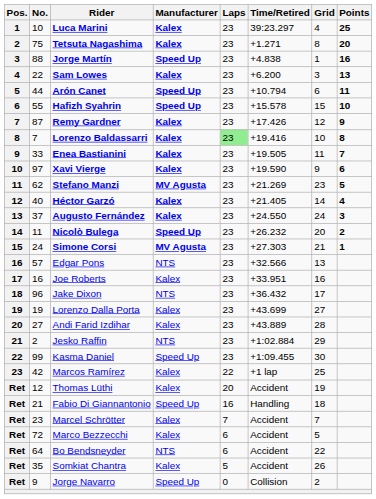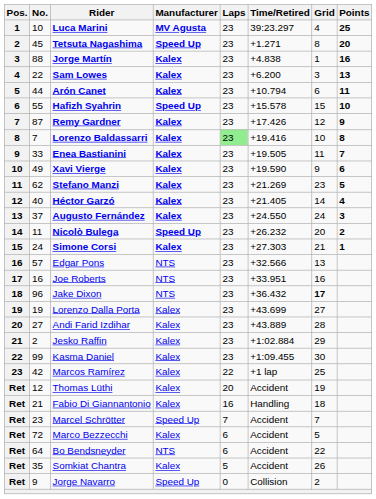(169, 28) Kalex -> (181, 28) MV Agusta
(38, 44) 75 -> (38, 44) 45
(169, 44) Kalex -> (178, 44) Speed Up
(178, 59) Speed Up -> (169, 59) Kalex
(178, 91) Speed Up -> (169, 91) Kalex
(38, 169) 97 -> (38, 169) 49
(181, 184) MV Agusta -> (169, 184) Kalex
(181, 247) MV Agusta -> (169, 247) Kalex
(168, 278) Kalex -> (165, 278) NTS
(320, 294) normal -> (320, 294) bold
(165, 341) NTS -> (168, 341) Kalex
(177, 356) Speed Up -> (168, 356) Kalex
(177, 403) Speed Up -> (168, 403) Kalex
(168, 419) Kalex -> (177, 419) Speed Up
